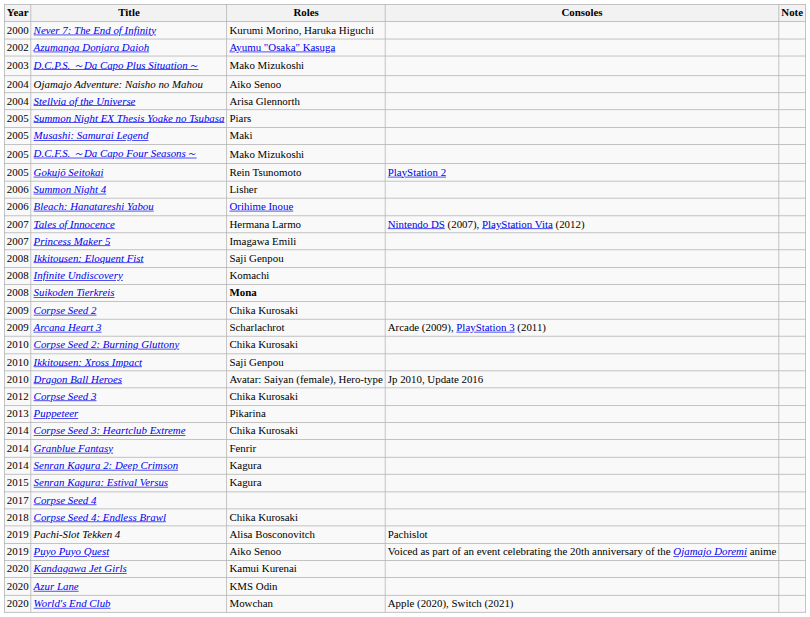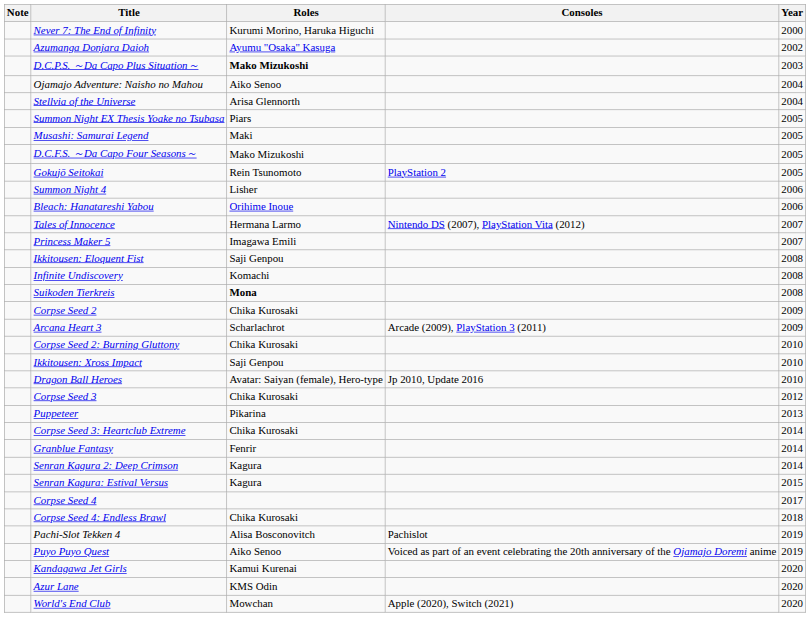columns swapped: (18, 13) <-> (792, 13)
(267, 65) normal -> (269, 65) bold
